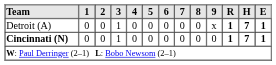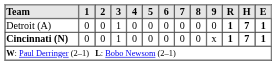(214, 25) x -> (214, 25) 0
(214, 39) 0 -> (214, 39) x
